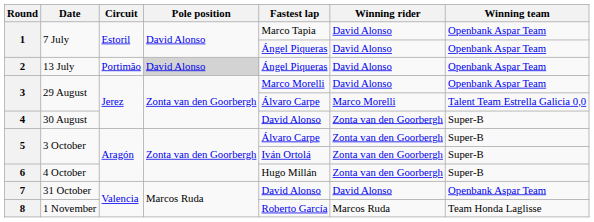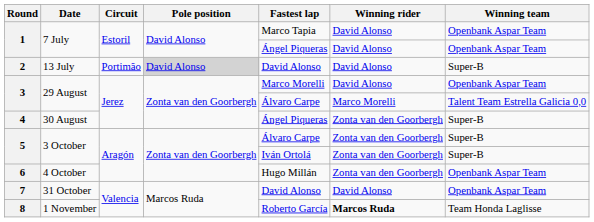(294, 66) Ángel Piqueras -> (291, 66) David Alonso
(497, 66) Openbank Aspar Team -> (466, 66) Super-B
(291, 119) David Alonso -> (294, 119) Ángel Piqueras
(466, 172) Super-B -> (497, 172) Openbank Aspar Team
(361, 207) normal -> (364, 207) bold
